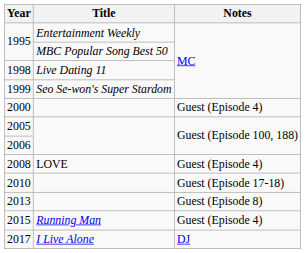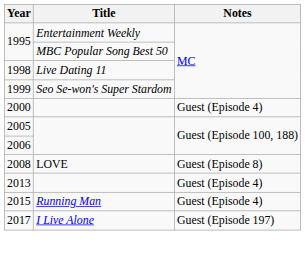(220, 164) Guest (Episode 4) -> (220, 164) Guest (Episode 8)
- row: (19, 182)
(220, 201) Guest (Episode 8) -> (220, 182) Guest (Episode 4)
(184, 239) DJ -> (226, 220) Guest (Episode 197)
